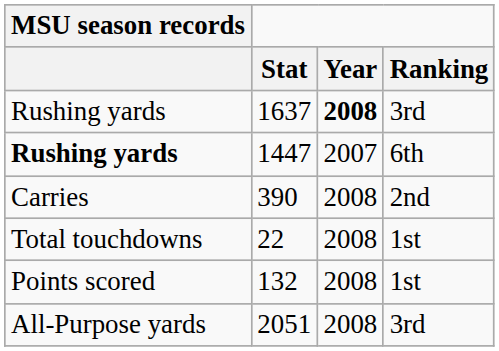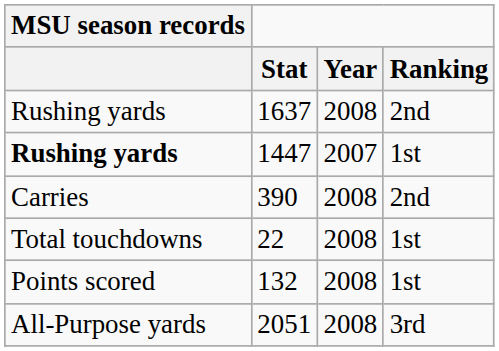(350, 111) bold -> (350, 111) normal
(408, 111) 3rd -> (410, 111) 2nd
(407, 153) 6th -> (405, 153) 1st
